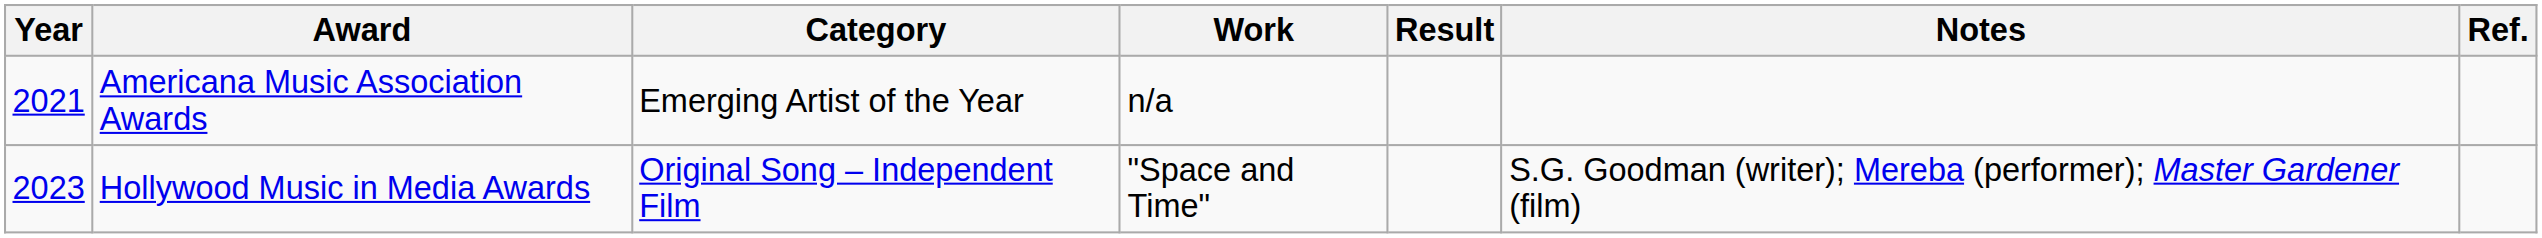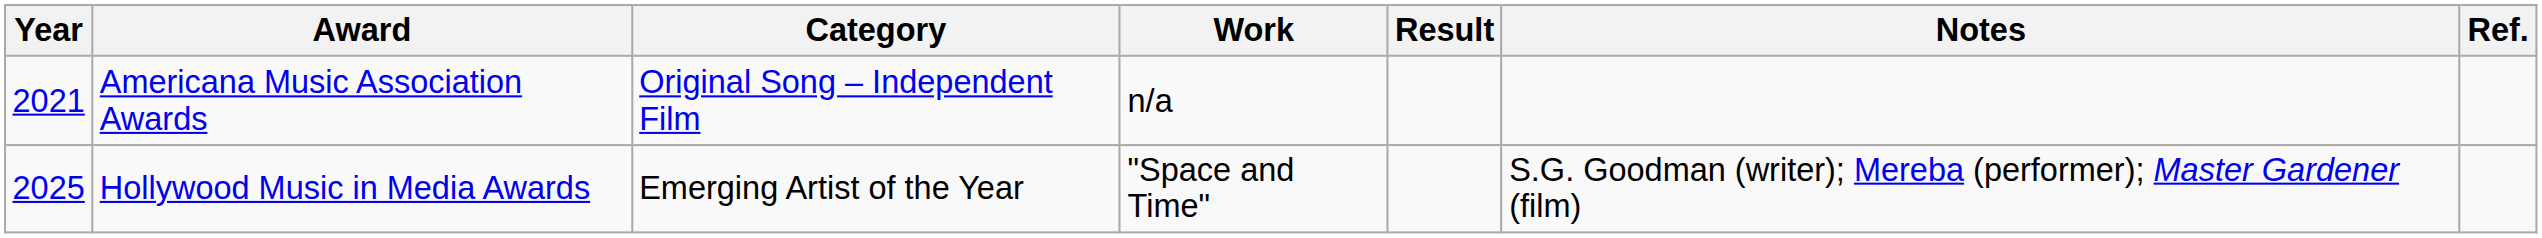(831, 100) Emerging Artist of the Year -> (846, 100) Original Song – Independent Film
(49, 188) 2023 -> (49, 188) 2025
(846, 188) Original Song – Independent Film -> (831, 188) Emerging Artist of the Year
